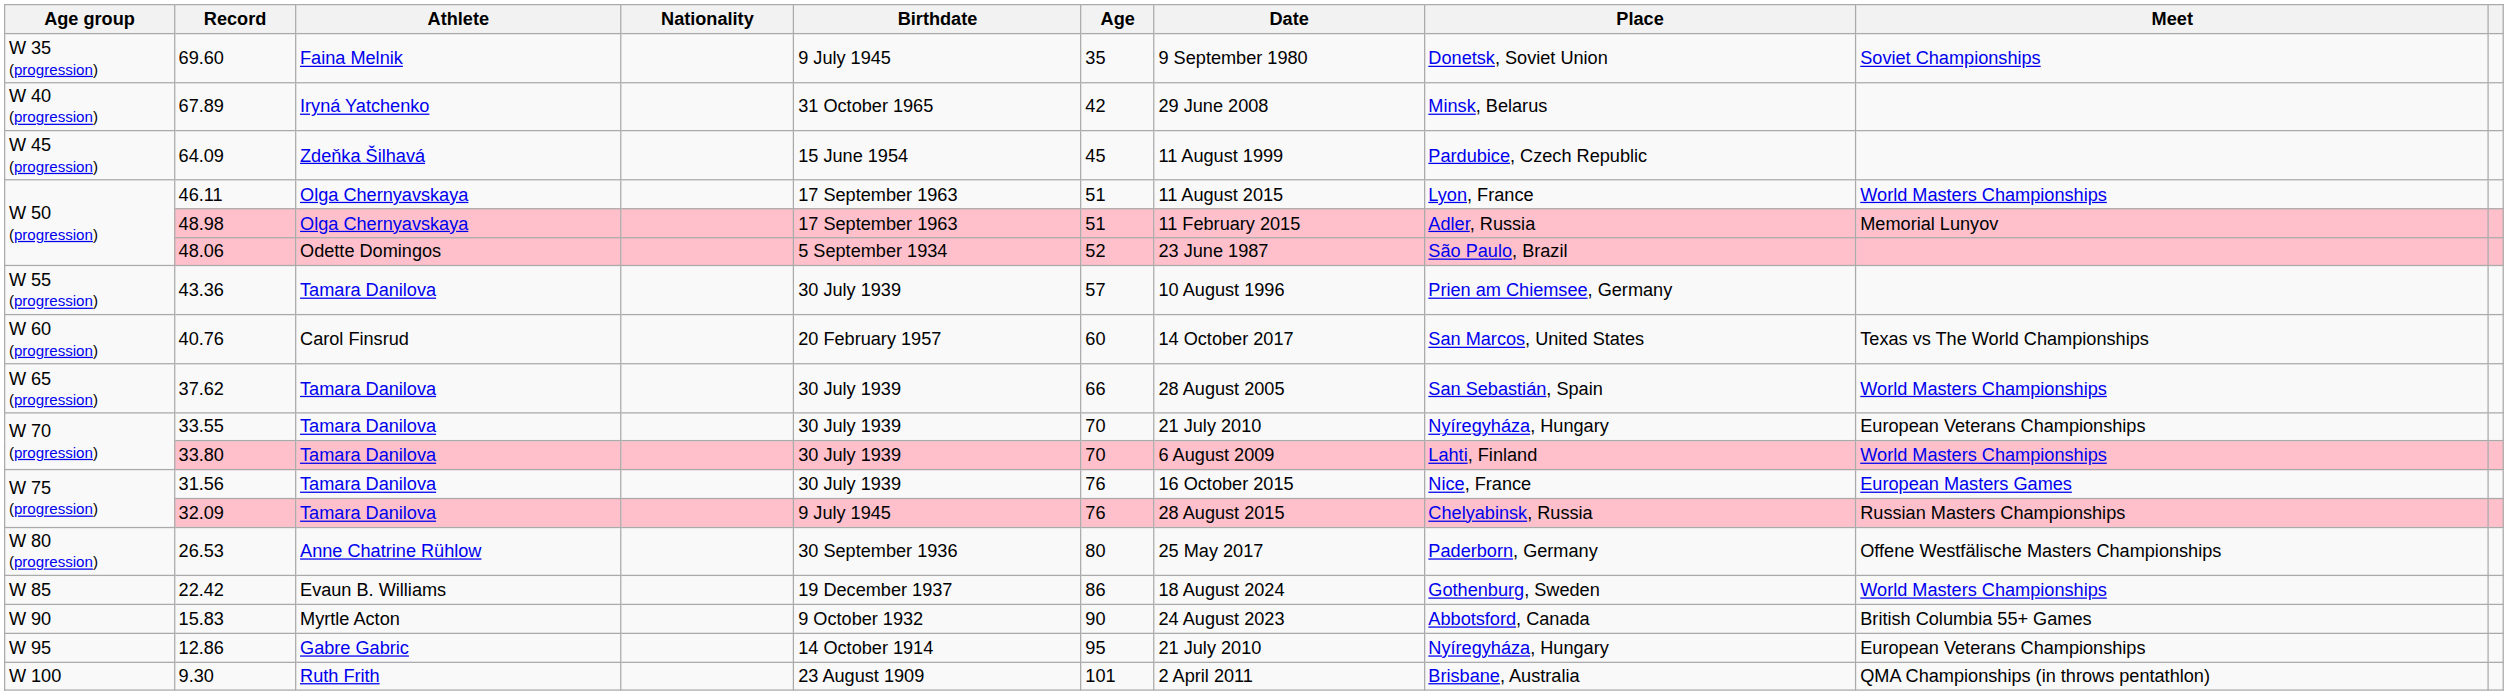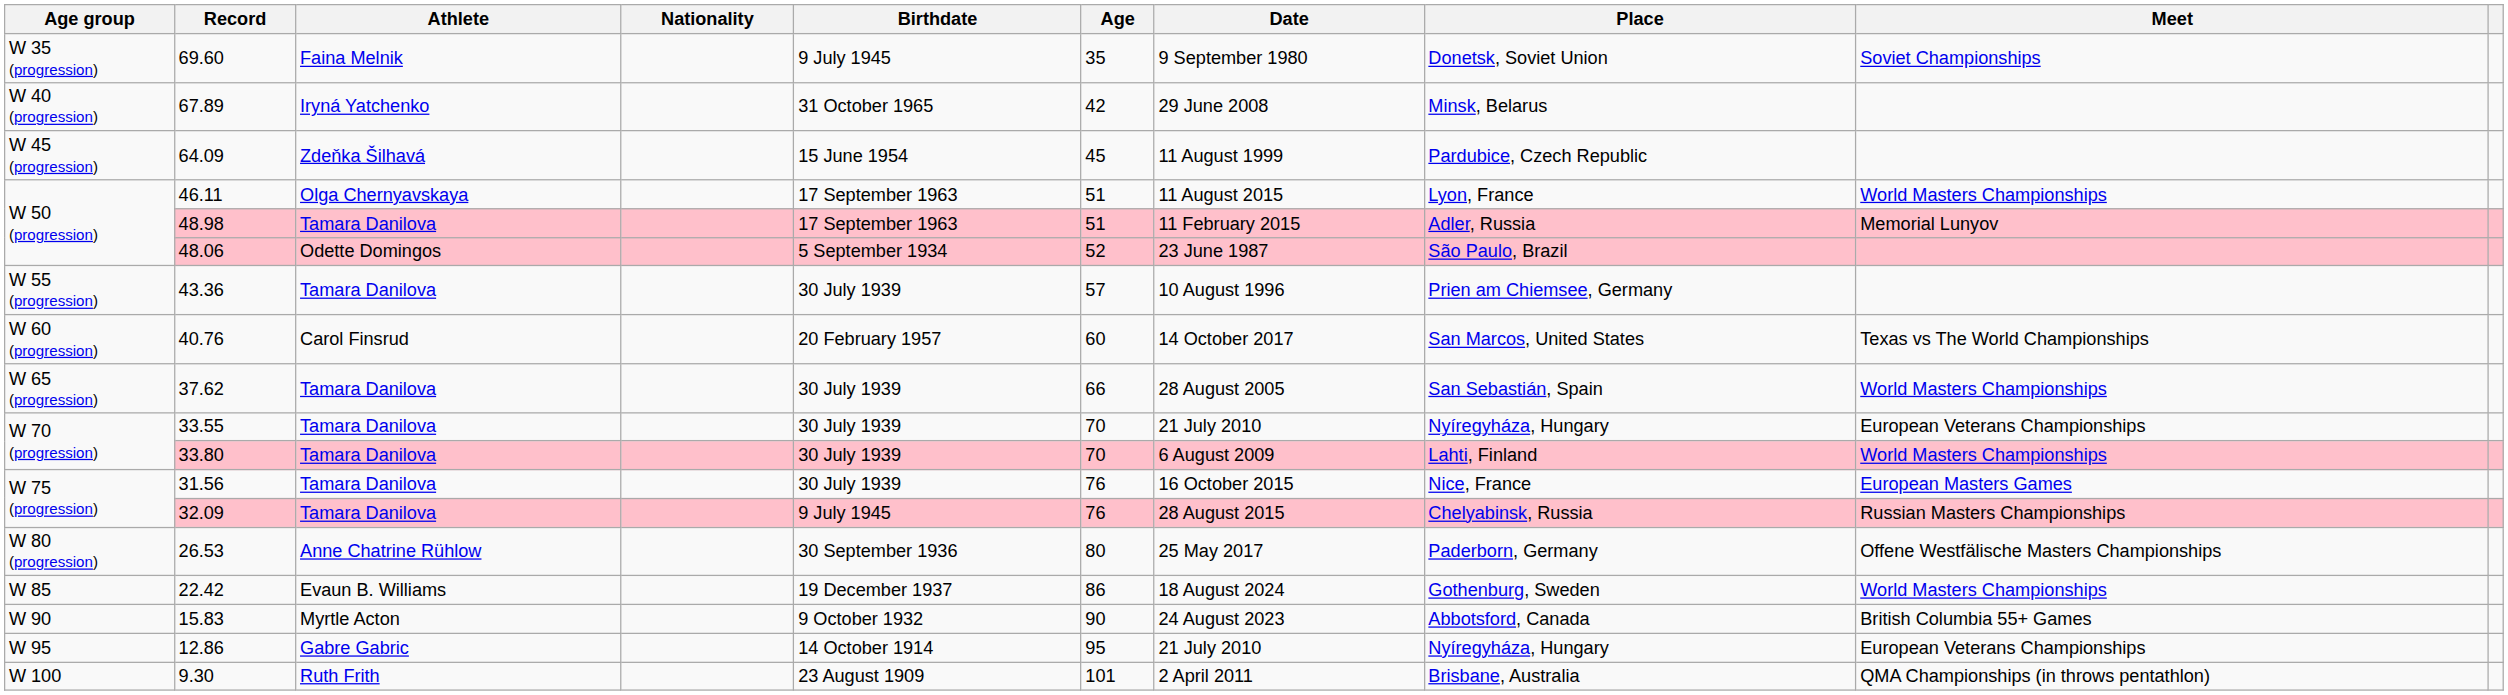(384, 223) Olga Chernyavskaya -> (368, 223) Tamara Danilova
